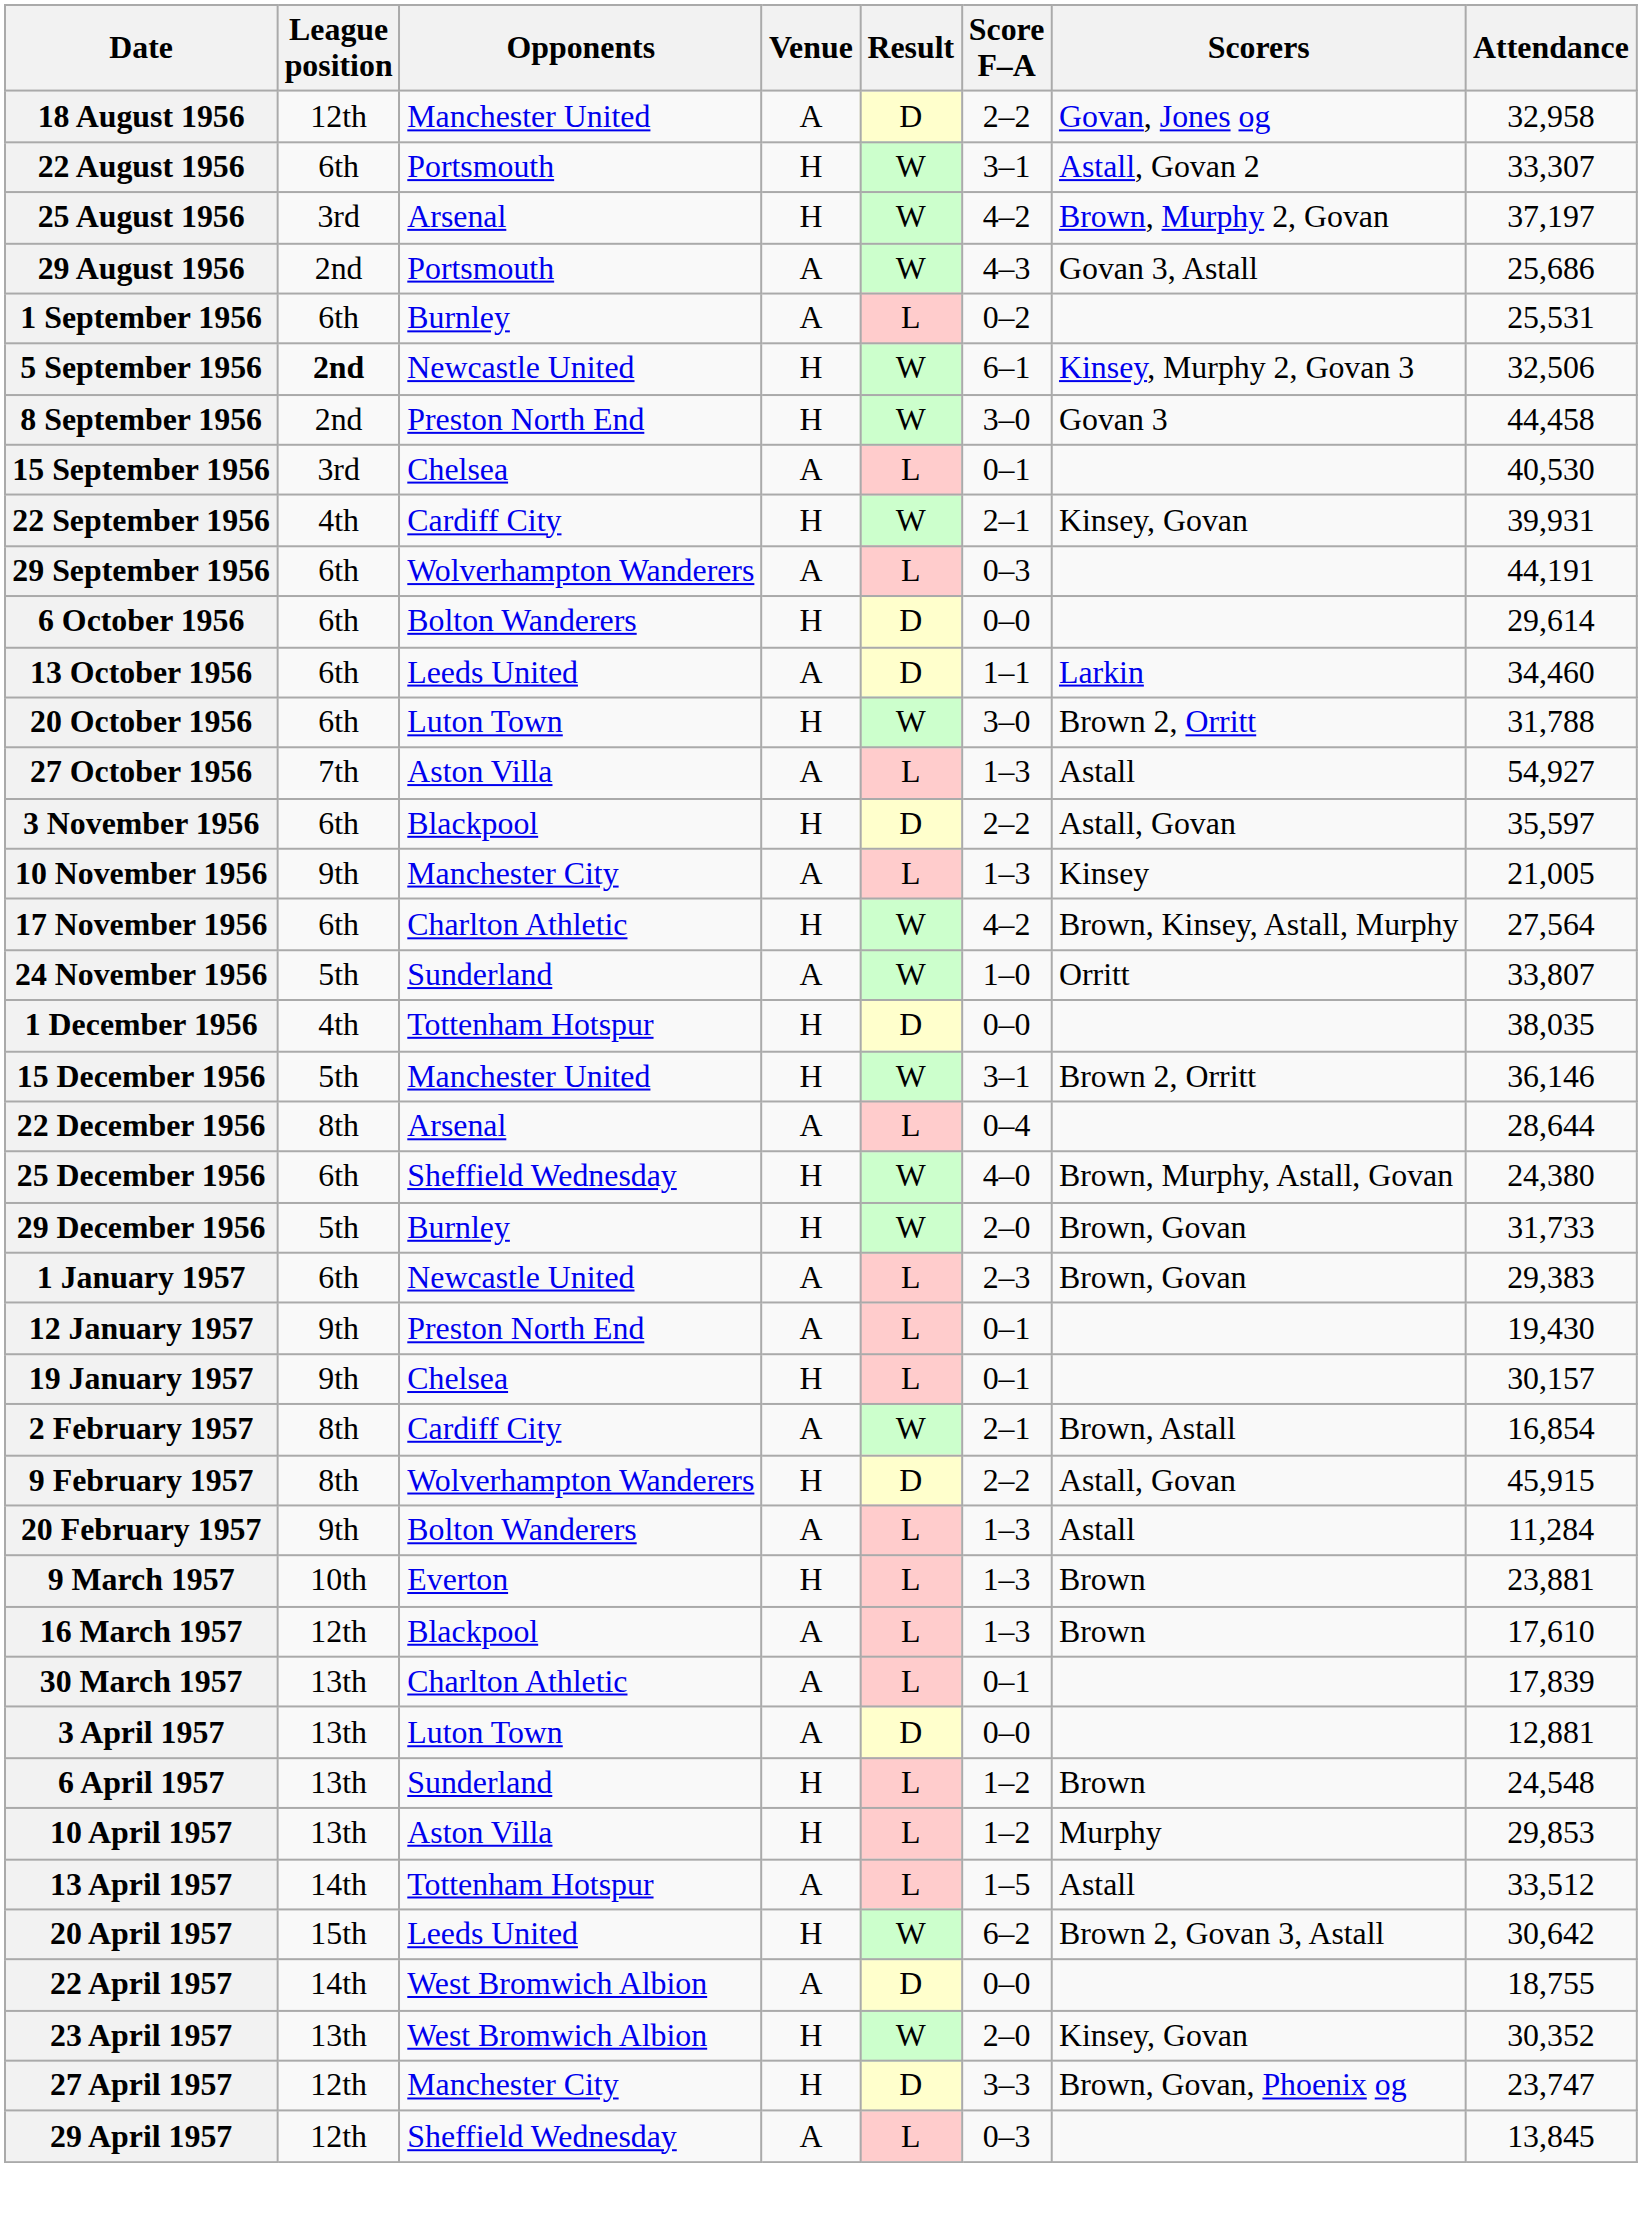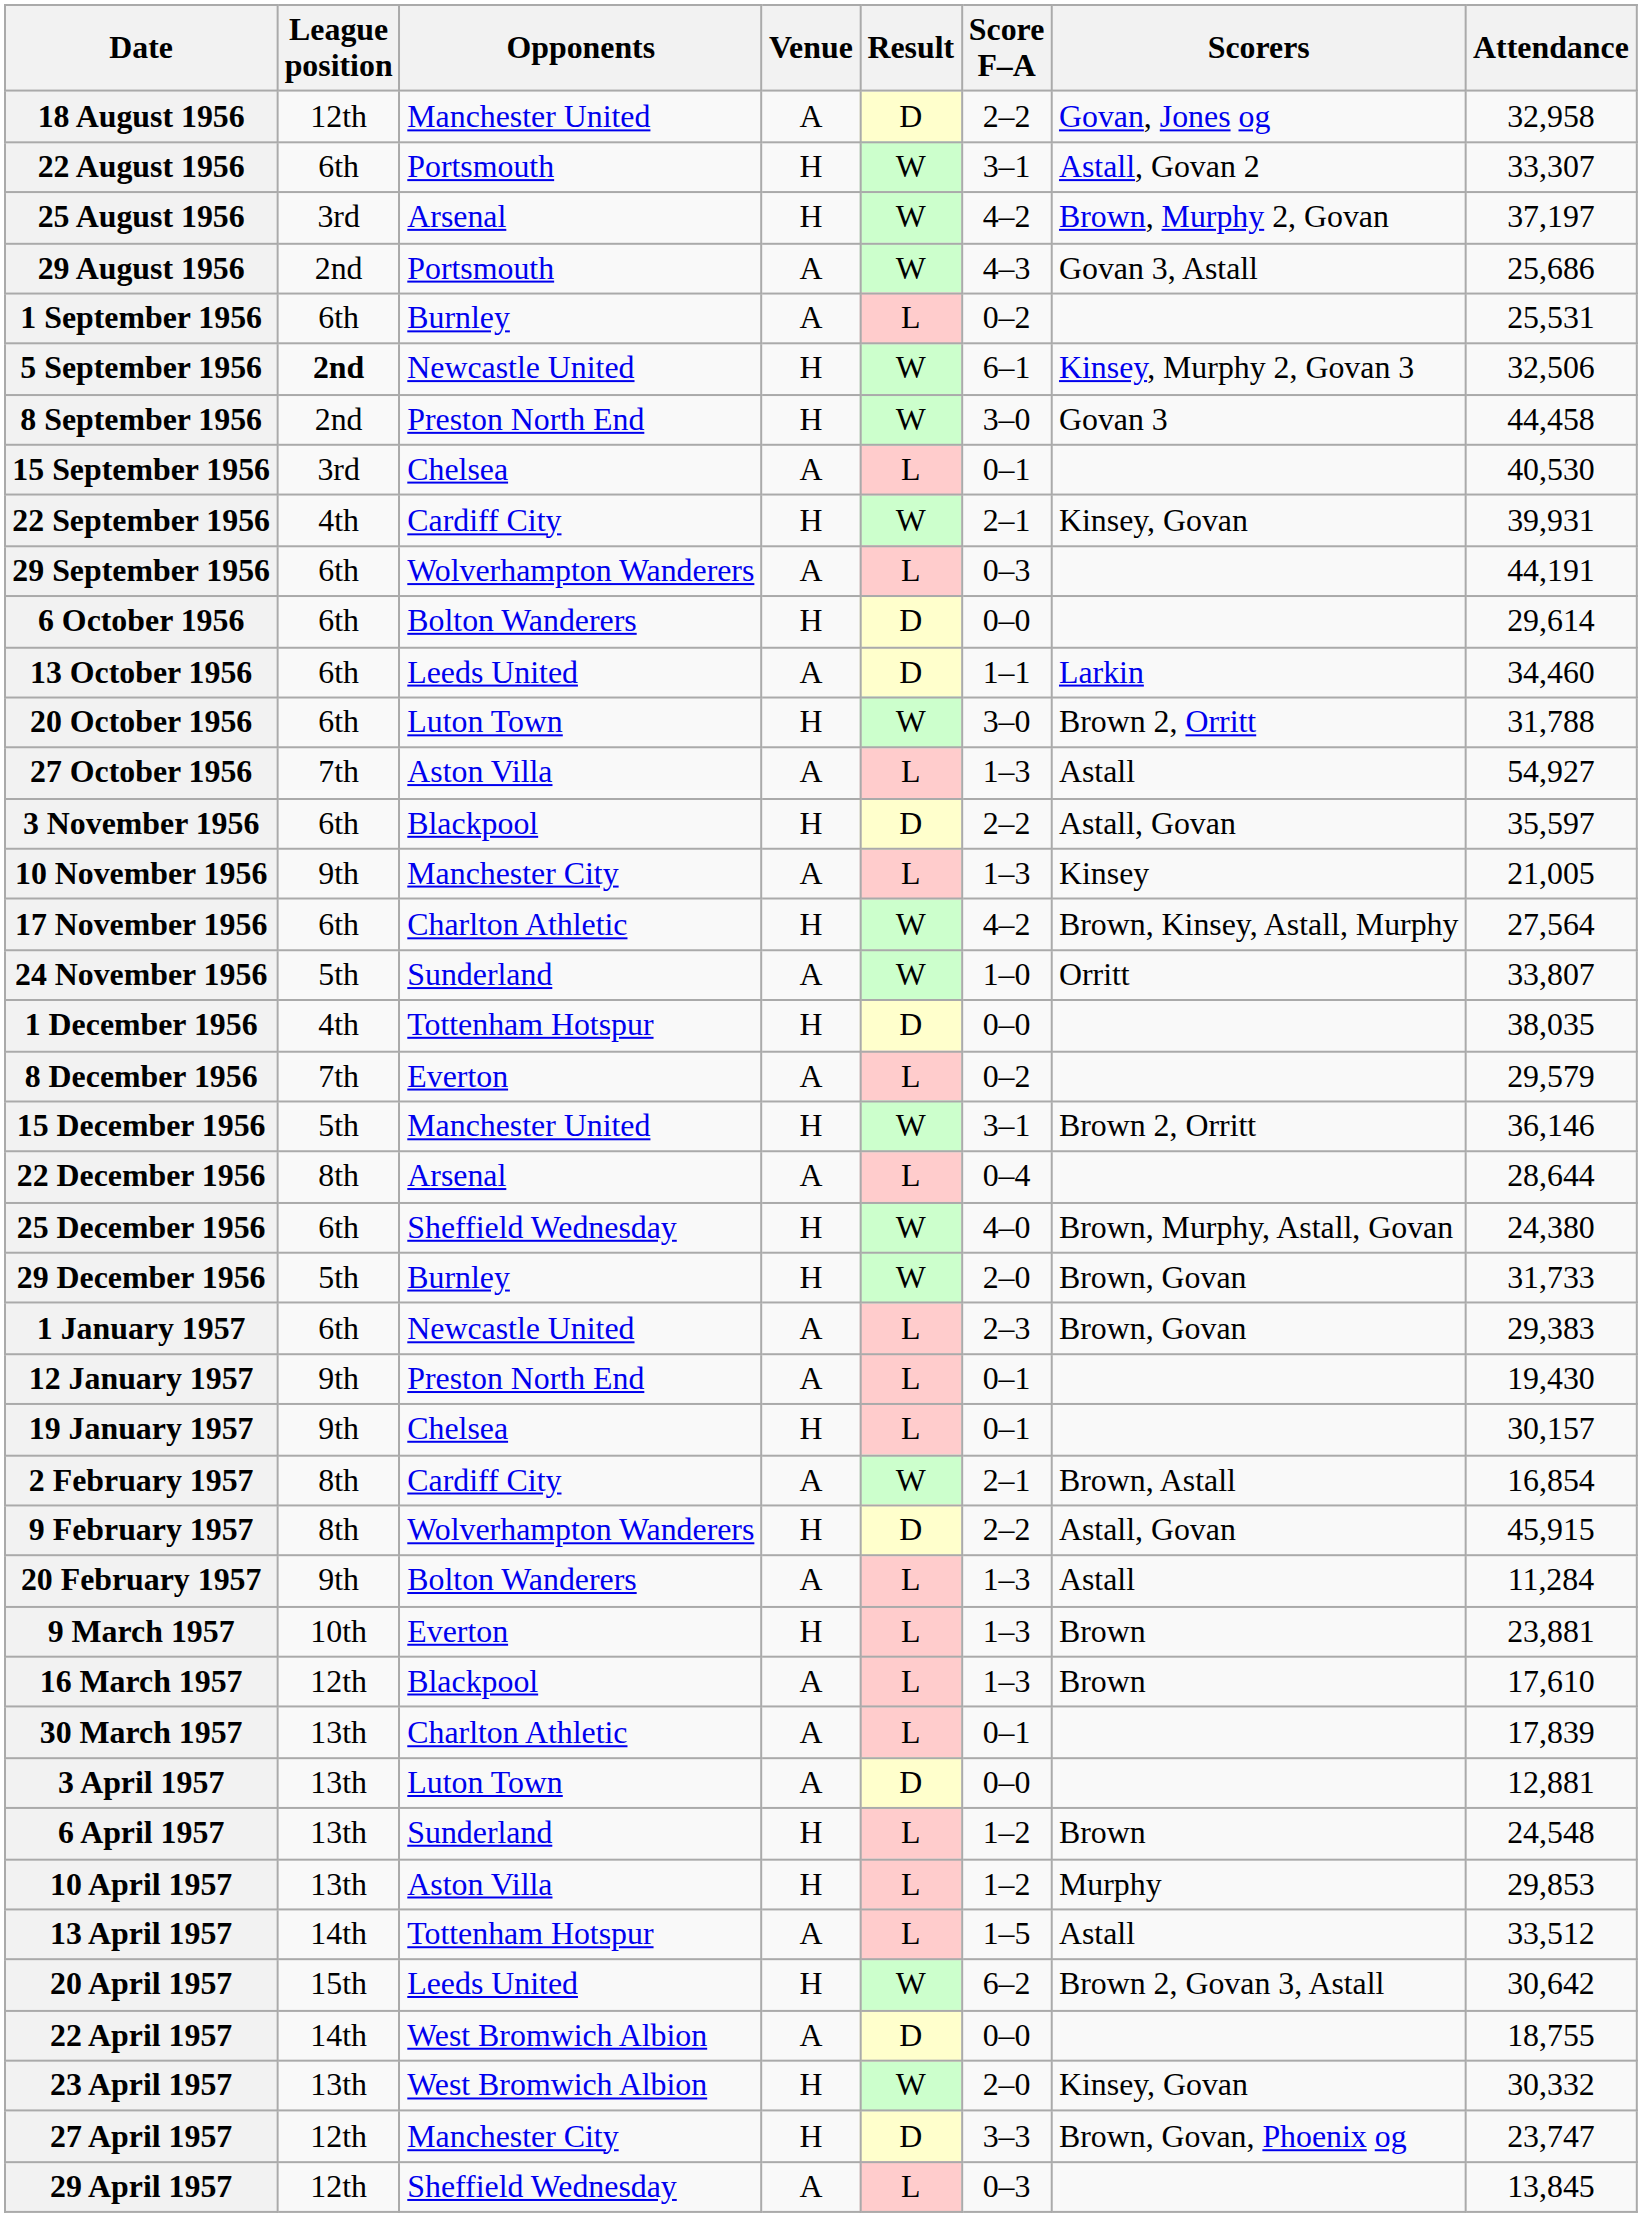+ row: (141, 1075)
(1551, 2034) 30,352 -> (1551, 2085) 30,332
